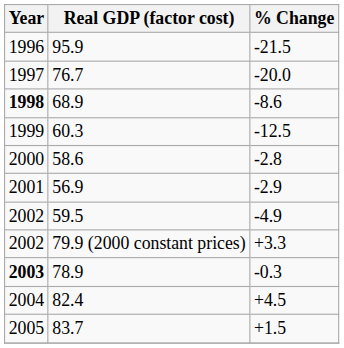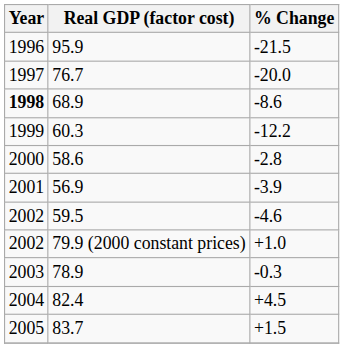(272, 131) -12.5 -> (272, 131) -12.2
(268, 187) -2.9 -> (268, 187) -3.9
(268, 215) -4.9 -> (268, 215) -4.6
(270, 243) +3.3 -> (270, 243) +1.0
(26, 272) bold -> (26, 272) normal
